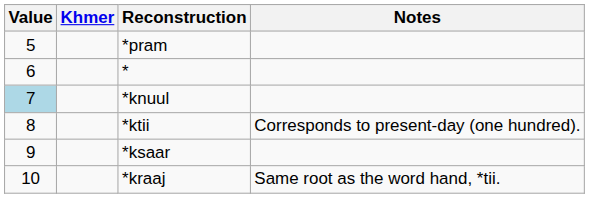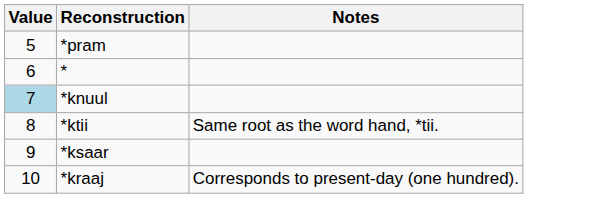- column: (87, 17)
(417, 125) Corresponds to present-day (one hundred). -> (316, 125) Same root as the word hand, *tii.
(377, 179) Same root as the word hand, *tii. -> (356, 179) Corresponds to present-day (one hundred).
